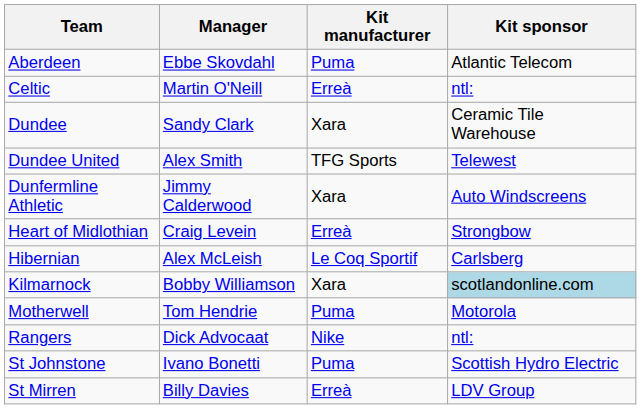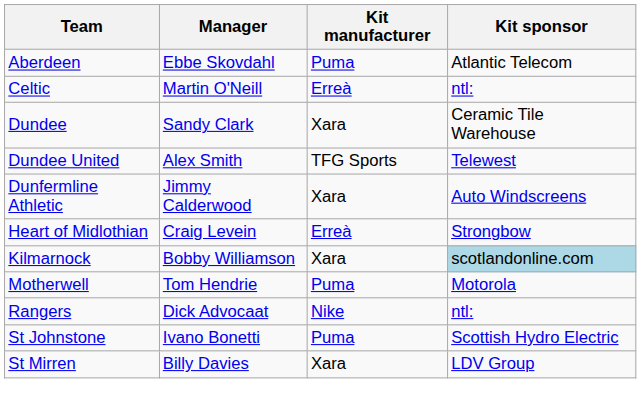- row: (44, 258)
(331, 390) Erreà -> (328, 364) Xara
